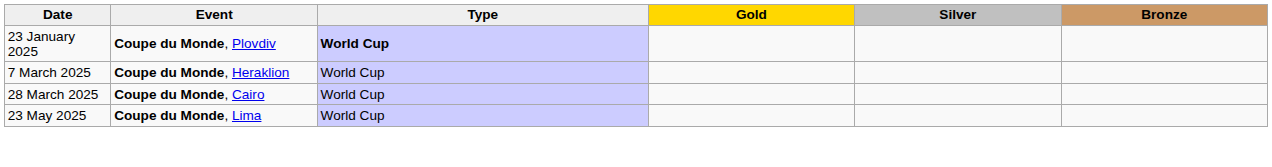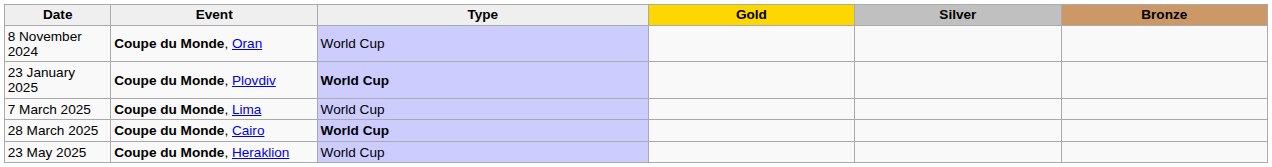+ row: (45, 44)
(202, 73) Coupe du Monde, Heraklion -> (188, 109) Coupe du Monde, Lima
(353, 94) normal -> (355, 131) bold
(188, 116) Coupe du Monde, Lima -> (202, 152) Coupe du Monde, Heraklion
